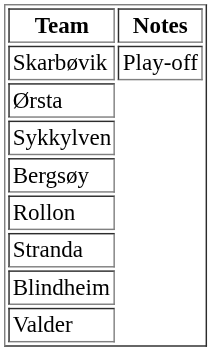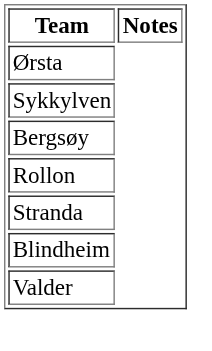- row: (60, 62)
